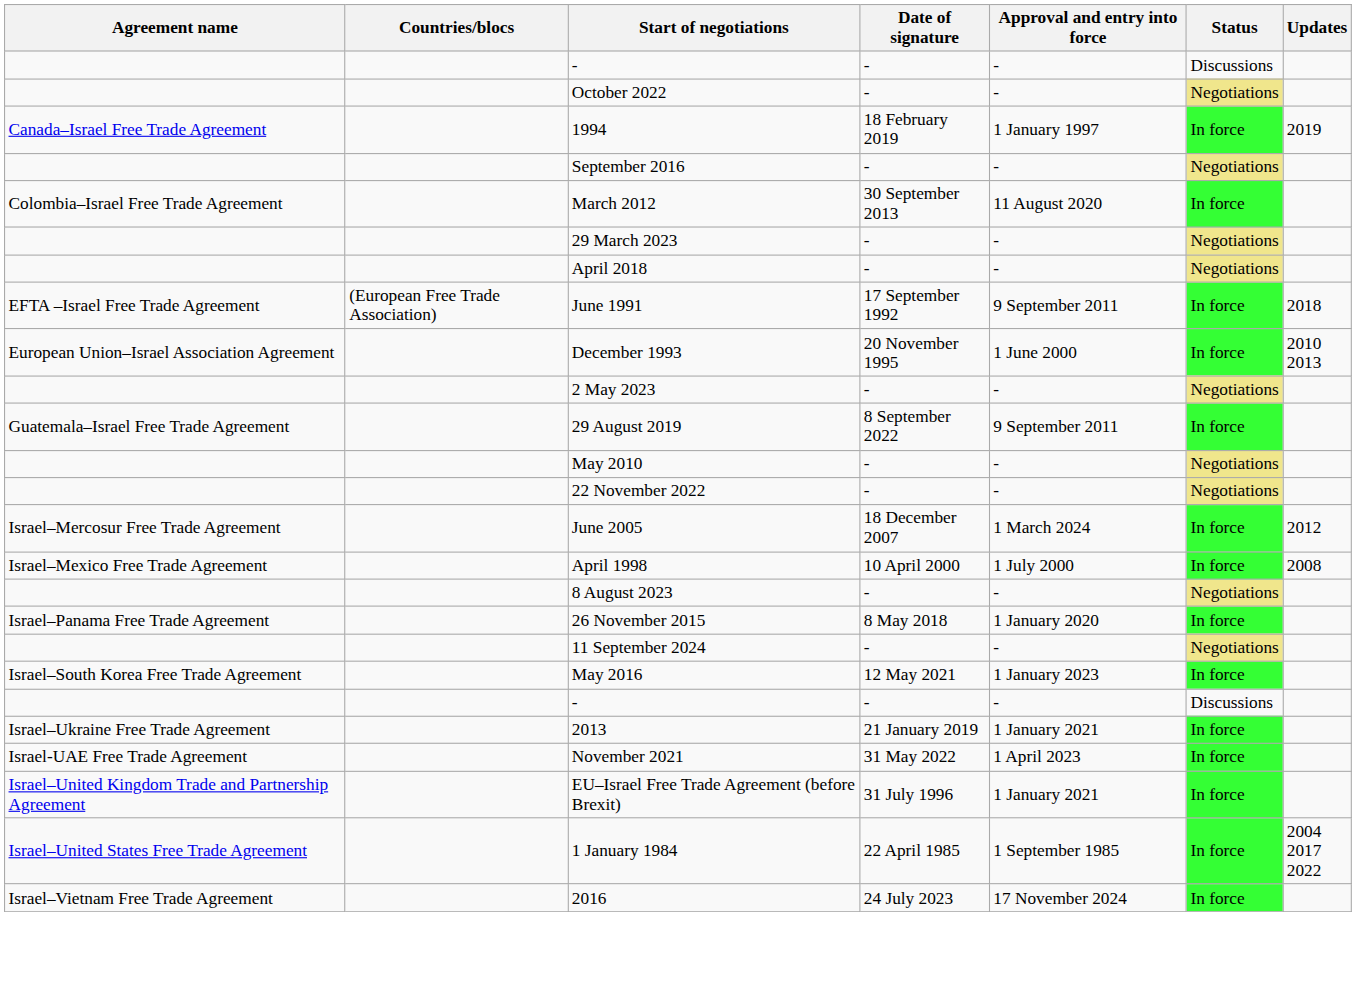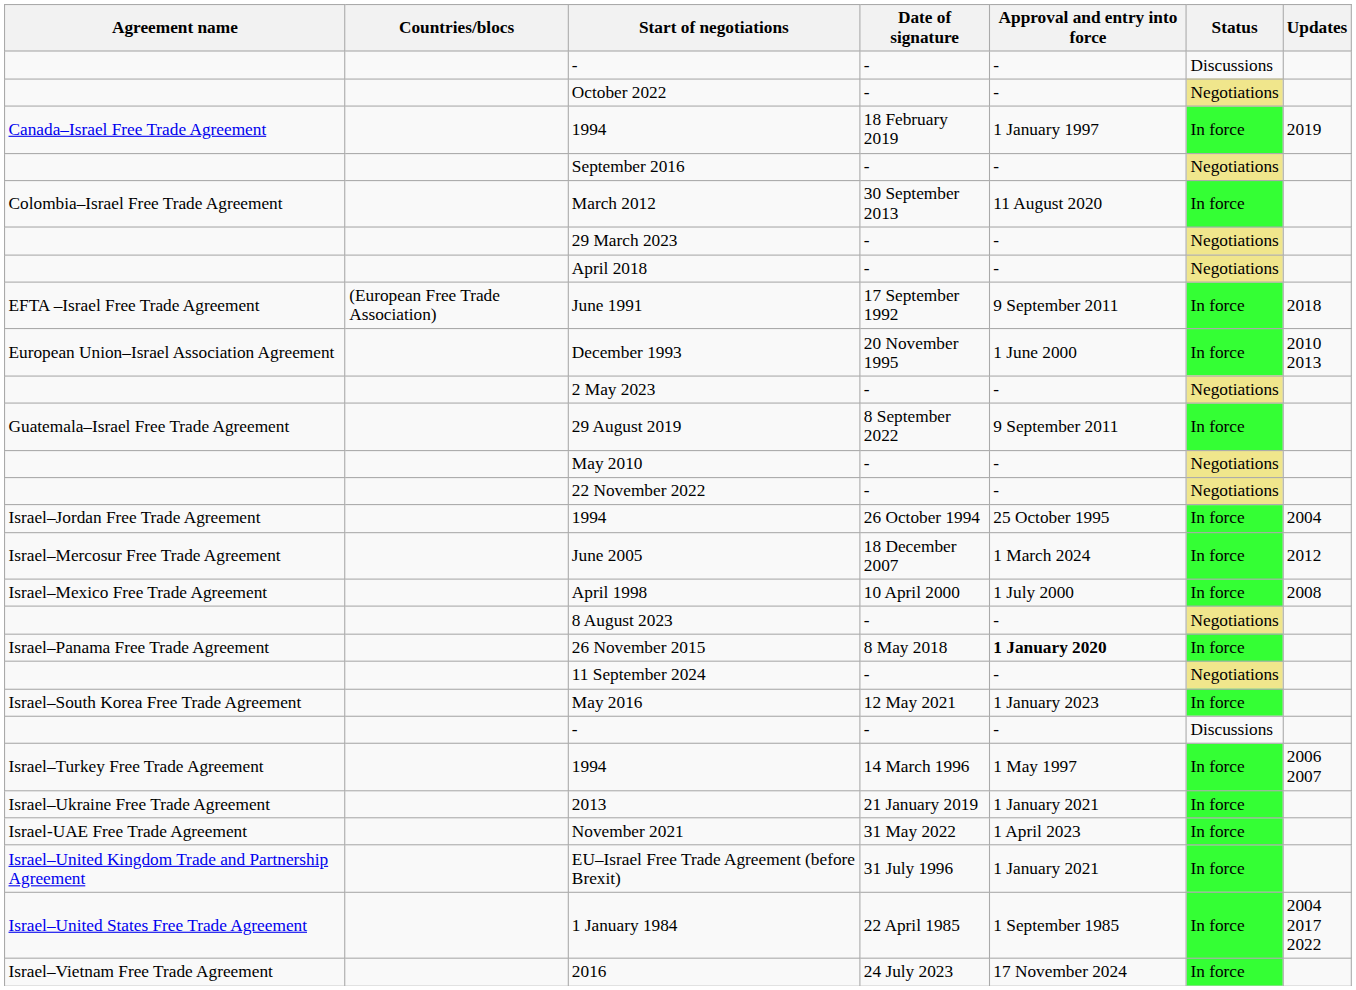+ row: (134, 518)
(1046, 620) normal -> (1050, 647) bold
+ row: (136, 766)
